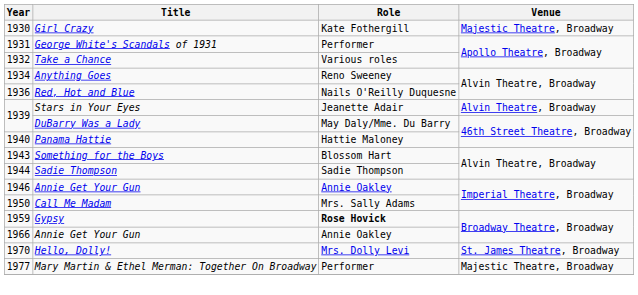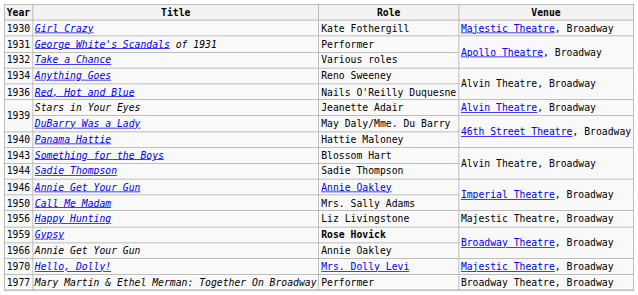+ row: (18, 219)
(540, 251) St. James Theatre, Broadway -> (537, 267) Majestic Theatre, Broadway
(537, 267) Majestic Theatre, Broadway -> (537, 282) Broadway Theatre, Broadway
